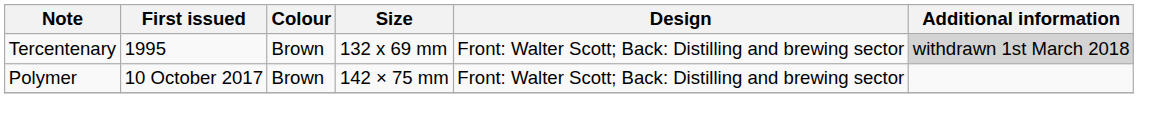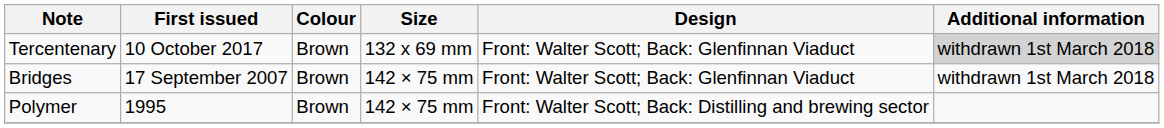(145, 48) 1995 -> (194, 48) 10 October 2017
(681, 48) Front: Walter Scott; Back: Distilling and brewing sector -> (668, 48) Front: Walter Scott; Back: Glenfinnan Viaduct
+ row: (40, 78)
(194, 78) 10 October 2017 -> (145, 107) 1995
